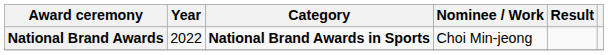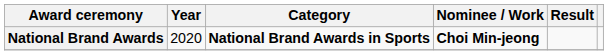(186, 38) 2022 -> (186, 38) 2020
(484, 38) normal -> (488, 38) bold
